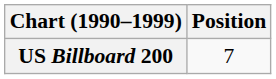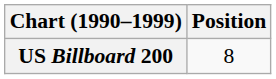(229, 55) 7 -> (229, 55) 8
